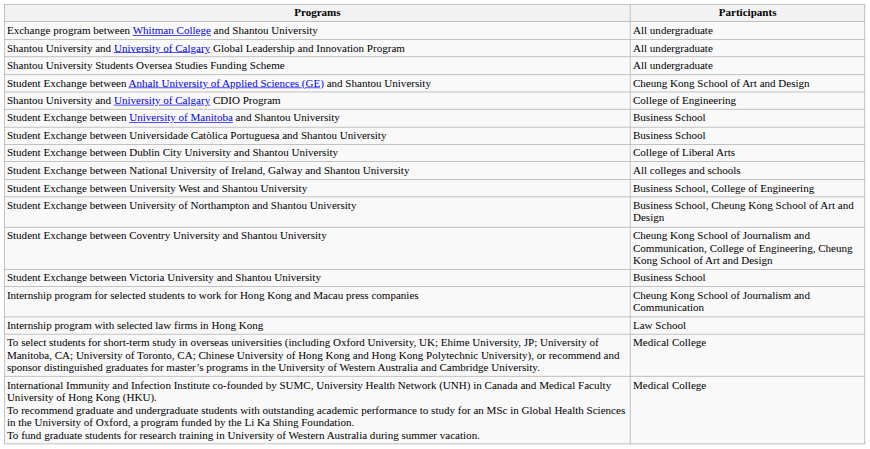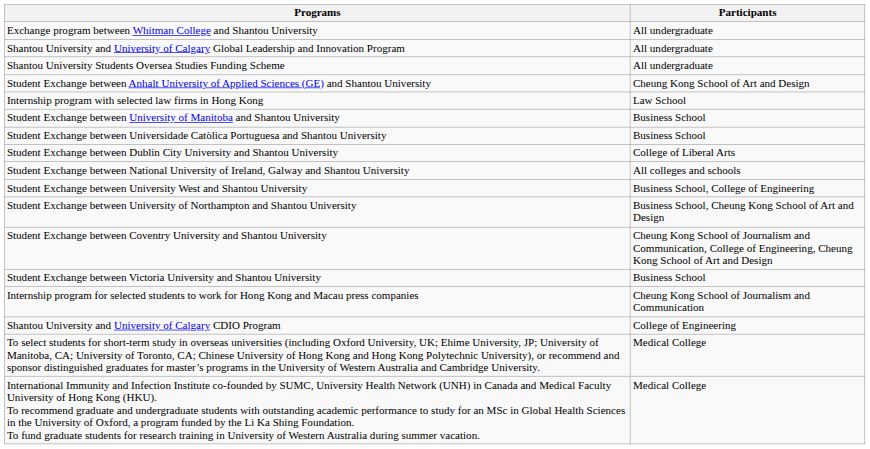rows swapped: (144, 100) <-> (135, 325)
